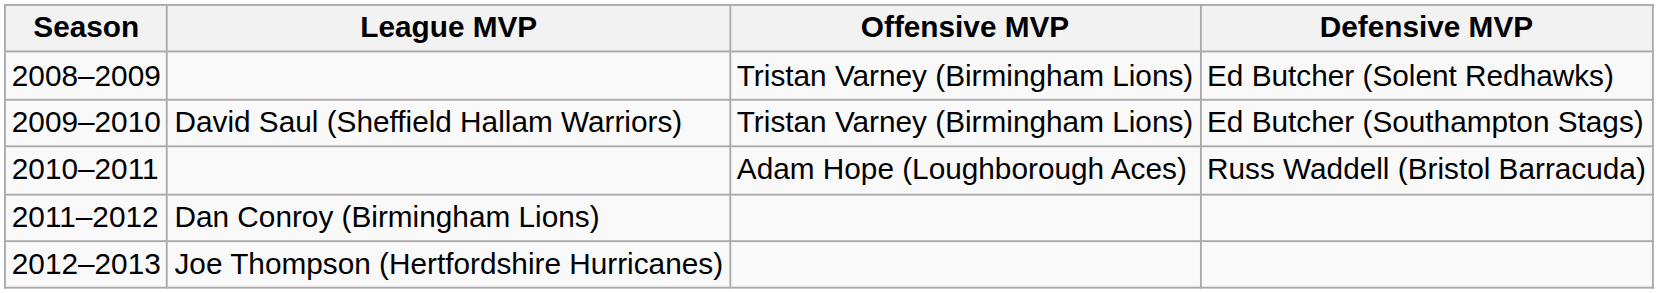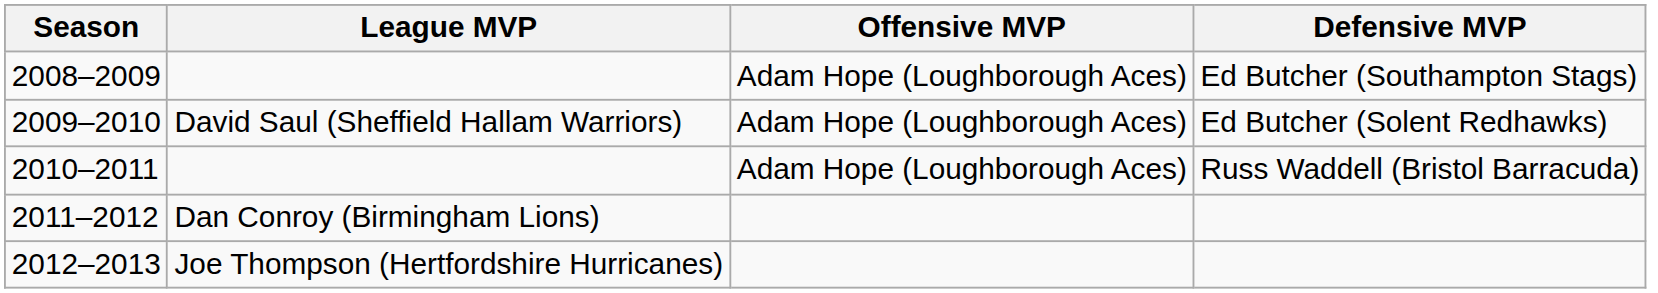(965, 75) Tristan Varney (Birmingham Lions) -> (962, 75) Adam Hope (Loughborough Aces)
(1410, 75) Ed Butcher (Solent Redhawks) -> (1419, 75) Ed Butcher (Southampton Stags)
(965, 122) Tristan Varney (Birmingham Lions) -> (962, 122) Adam Hope (Loughborough Aces)
(1425, 122) Ed Butcher (Southampton Stags) -> (1404, 122) Ed Butcher (Solent Redhawks)
